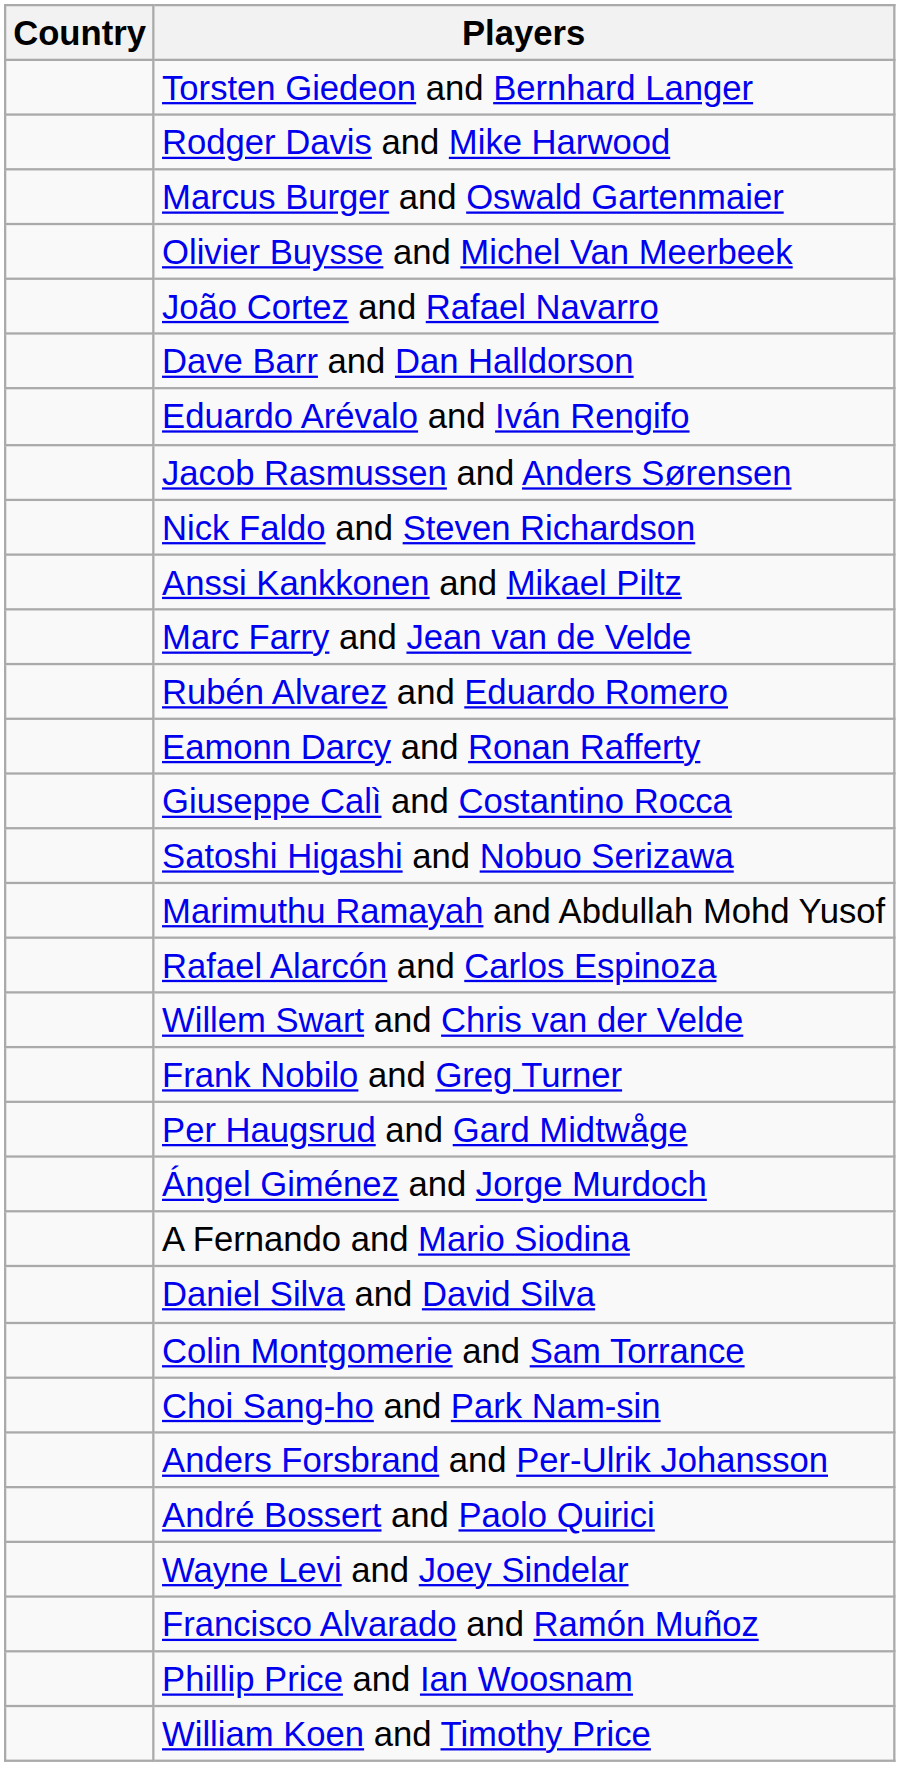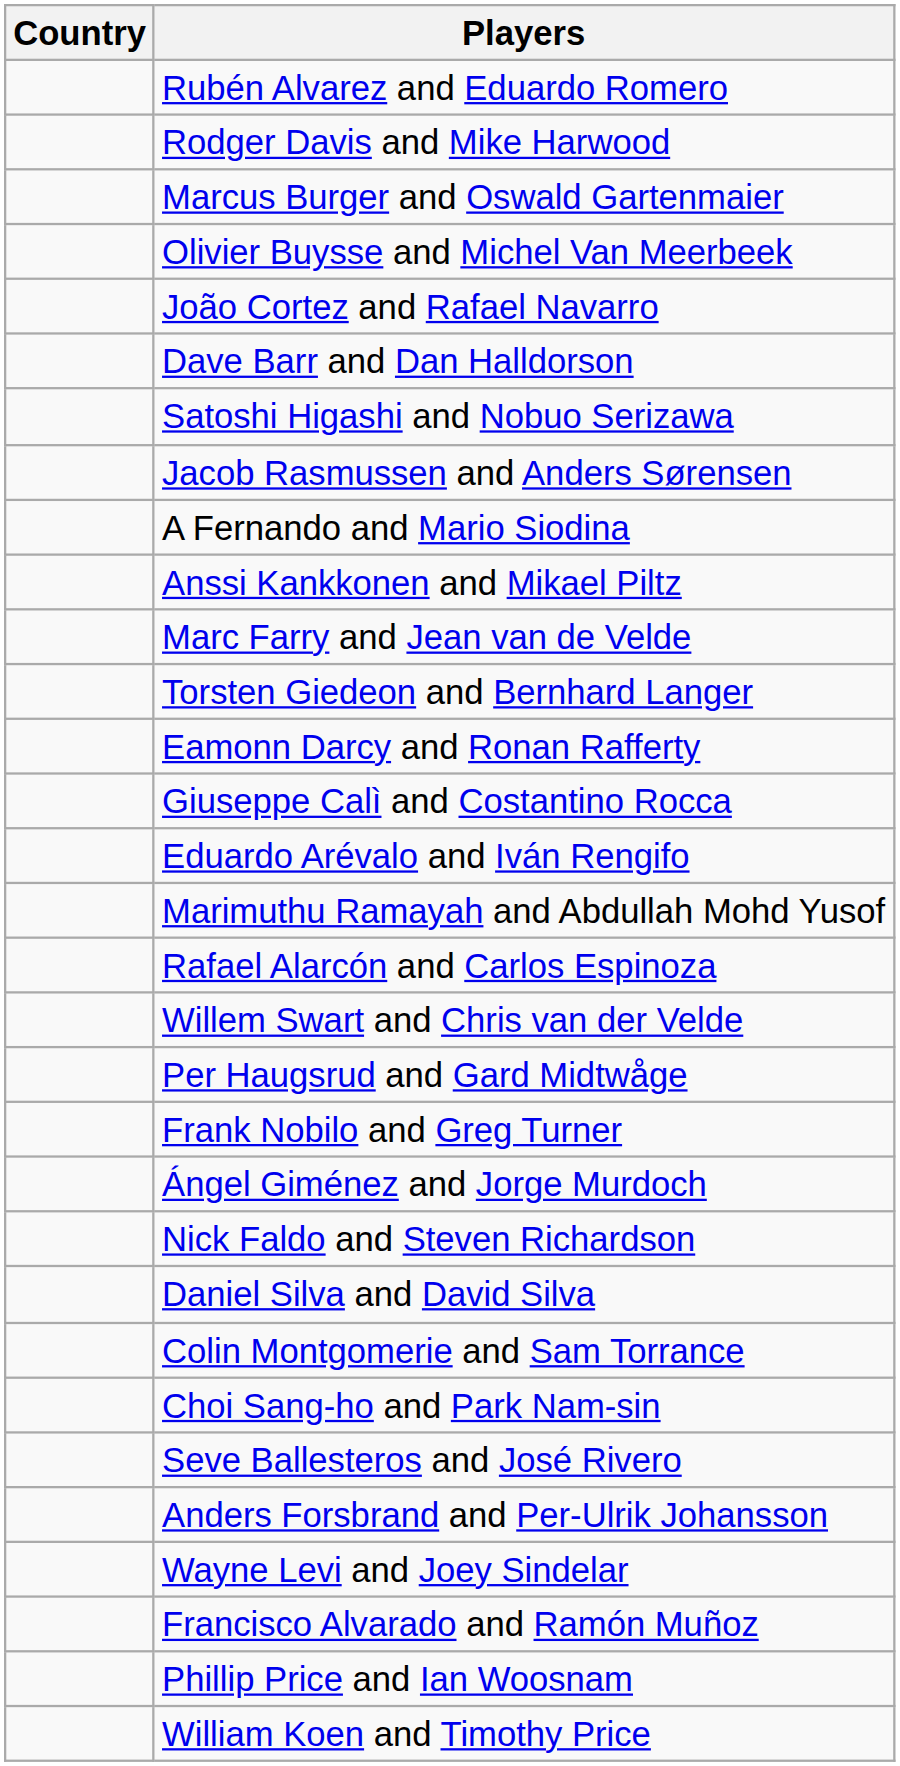rows swapped: (445, 691) <-> (458, 88)
rows swapped: (426, 417) <-> (448, 856)
rows swapped: (429, 527) <-> (396, 1240)
rows swapped: (392, 1075) <-> (425, 1130)
+ row: (422, 1459)
- row: (408, 1514)
